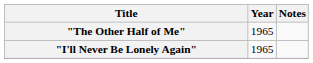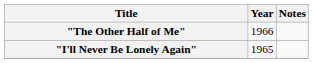(262, 31) 1965 -> (262, 31) 1966
